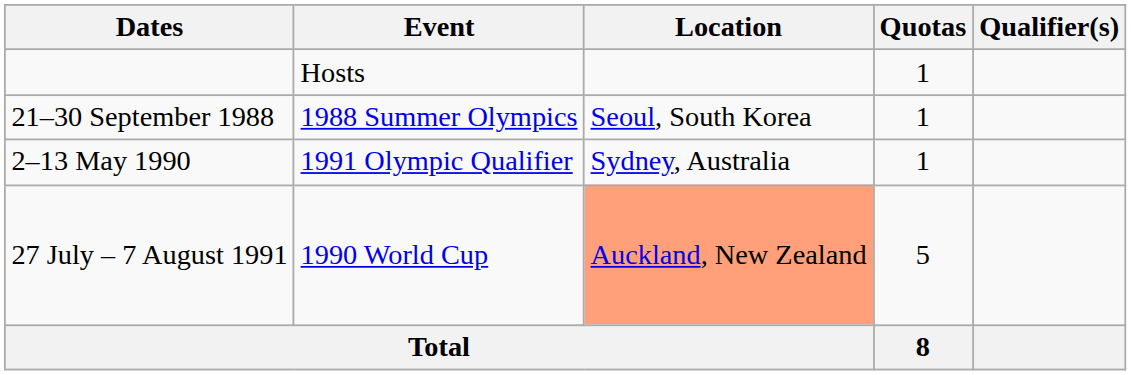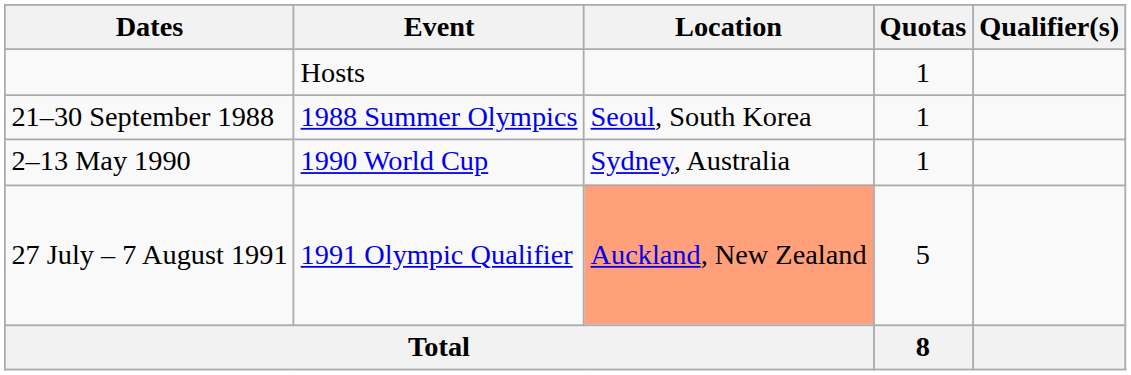(437, 161) 1991 Olympic Qualifier -> (394, 161) 1990 World Cup
(394, 254) 1990 World Cup -> (437, 254) 1991 Olympic Qualifier
